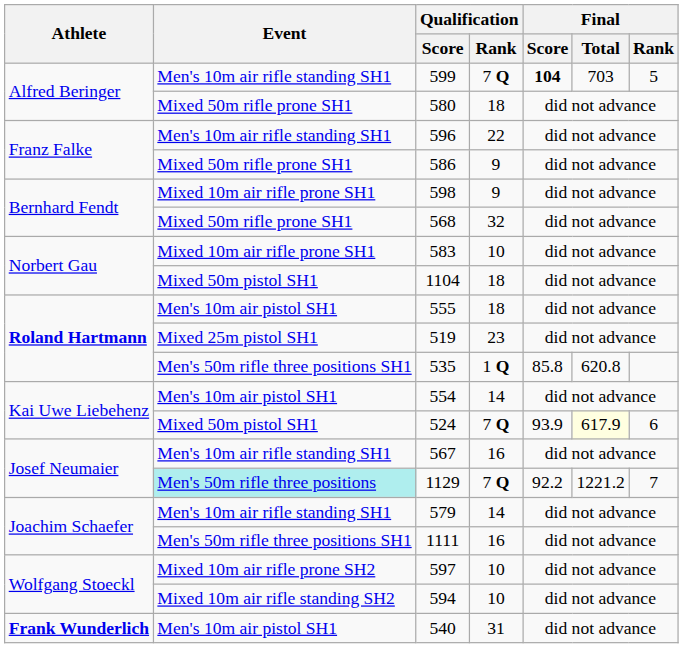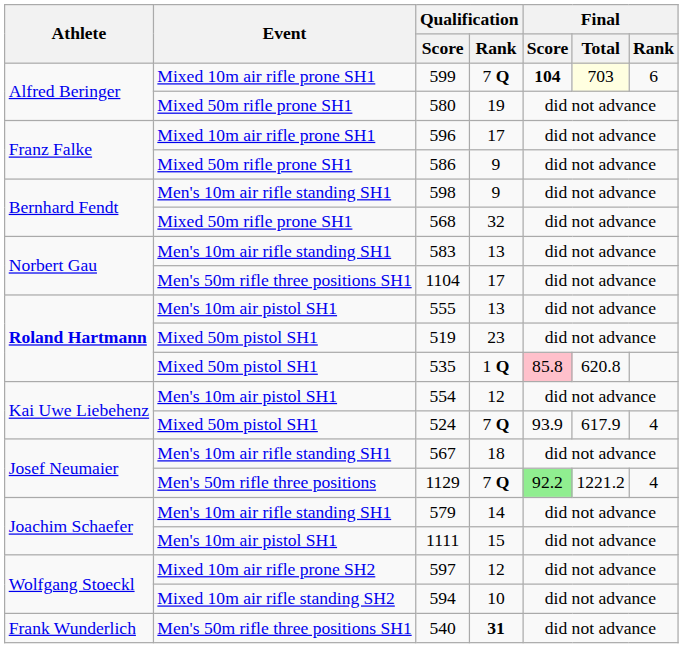(274, 77) Men's 10m air rifle standing SH1 -> (266, 77) Mixed 10m air rifle prone SH1
(601, 77) no background -> (601, 77) lightyellow background
(654, 77) 5 -> (654, 77) 6
(496, 106) 18 -> (496, 106) 19
(274, 135) Men's 10m air rifle standing SH1 -> (266, 135) Mixed 10m air rifle prone SH1
(496, 135) 22 -> (496, 135) 17
(266, 193) Mixed 10m air rifle prone SH1 -> (274, 193) Men's 10m air rifle standing SH1
(266, 251) Mixed 10m air rifle prone SH1 -> (274, 251) Men's 10m air rifle standing SH1
(496, 251) 10 -> (496, 251) 13
(238, 280) Mixed 50m pistol SH1 -> (285, 280) Men's 50m rifle three positions SH1
(496, 280) 18 -> (496, 280) 17
(496, 309) 18 -> (496, 309) 13
(238, 338) Mixed 25m pistol SH1 -> (238, 338) Mixed 50m pistol SH1
(285, 367) Men's 50m rifle three positions SH1 -> (238, 367) Mixed 50m pistol SH1
(547, 367) no background -> (547, 367) pink background
(496, 396) 14 -> (496, 396) 12
(601, 425) lightyellow background -> (601, 425) no background
(654, 425) 6 -> (654, 425) 4
(496, 454) 16 -> (496, 454) 18
(267, 482) paleturquoise background -> (267, 482) no background
(547, 482) no background -> (547, 482) lightgreen background
(654, 482) 7 -> (654, 482) 4
(285, 540) Men's 50m rifle three positions SH1 -> (247, 540) Men's 10m air pistol SH1
(496, 540) 16 -> (496, 540) 15
(496, 569) 10 -> (496, 569) 12
(79, 627) bold -> (72, 627) normal
(247, 627) Men's 10m air pistol SH1 -> (285, 627) Men's 50m rifle three positions SH1
(496, 627) normal -> (496, 627) bold
